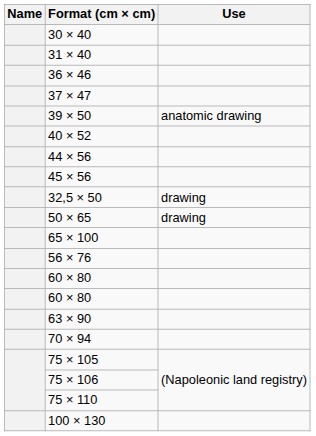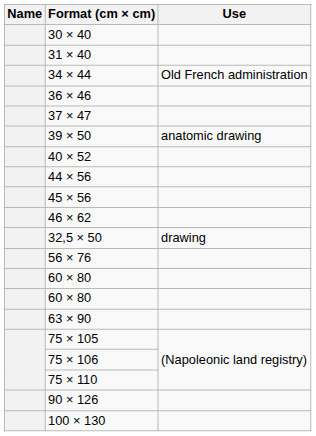+ row: (70, 75)
+ row: (70, 217)
- row: (70, 217)
- row: (73, 237)
- row: (70, 339)
+ row: (73, 400)
